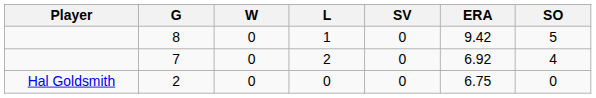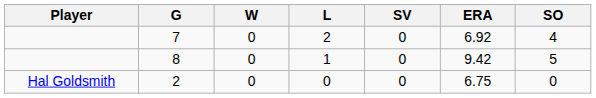rows swapped: (176, 37) <-> (176, 59)
